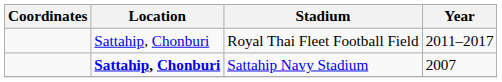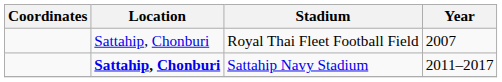(460, 40) 2011–2017 -> (441, 40) 2007
(441, 64) 2007 -> (460, 64) 2011–2017
